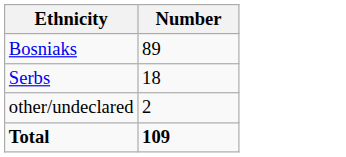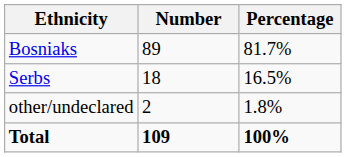+ column: (290, 19)
